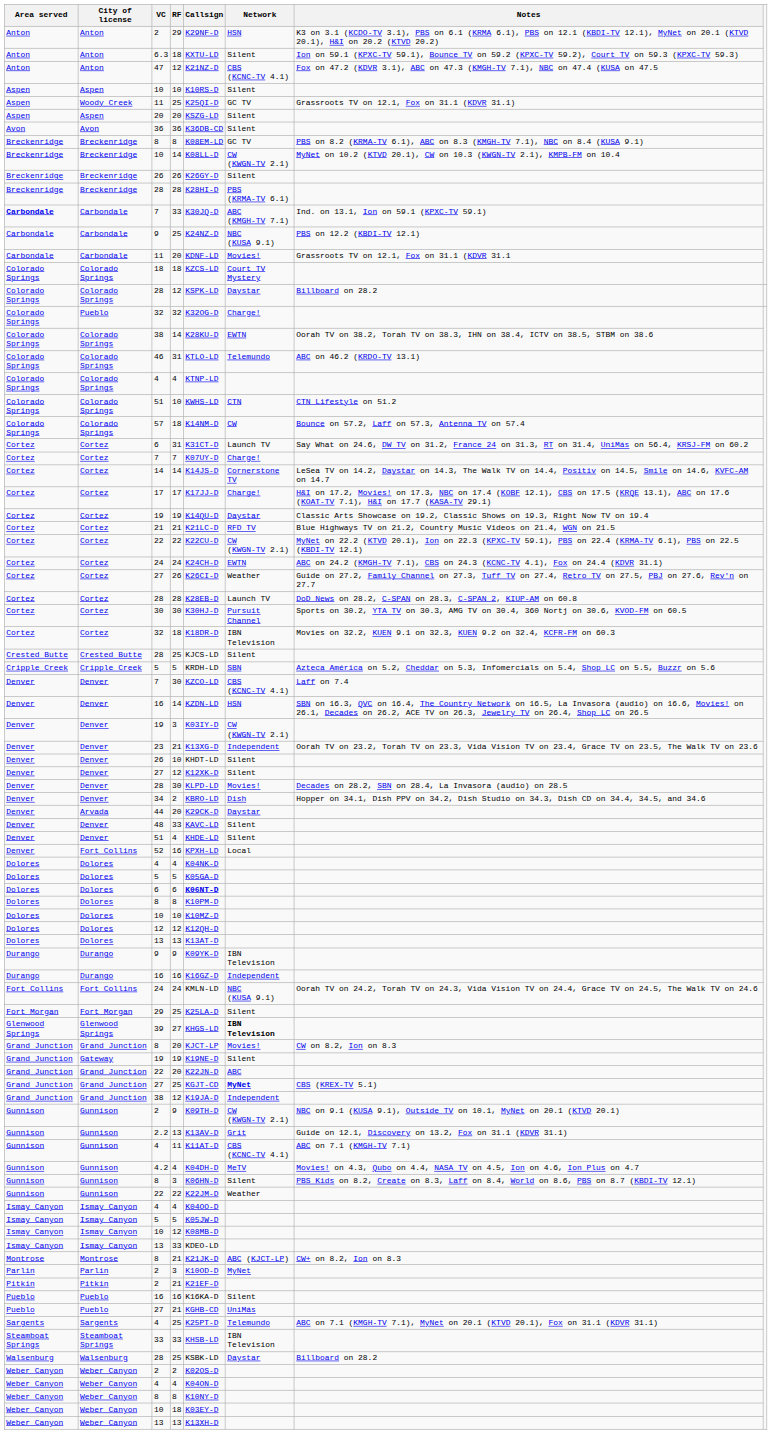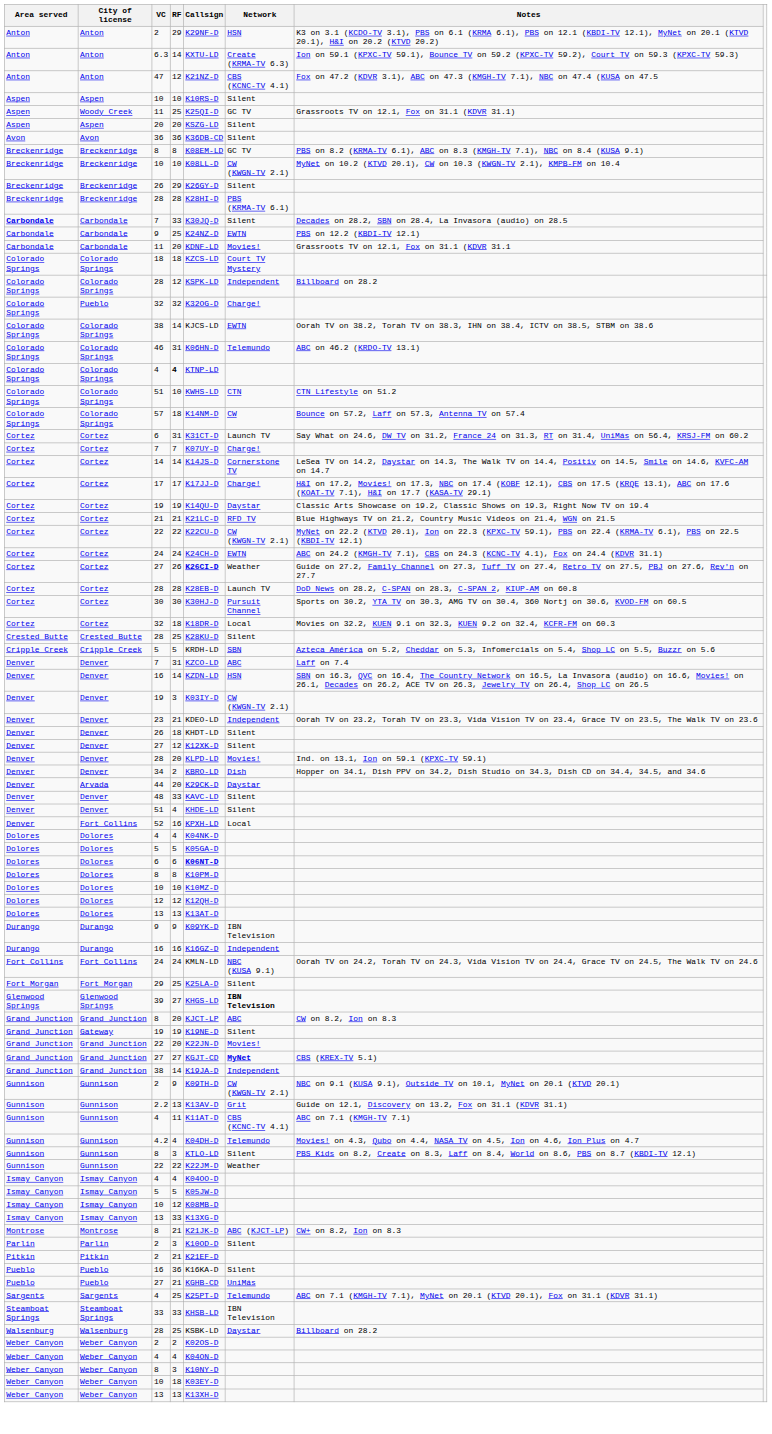(177, 55) 18 -> (177, 55) 14
(241, 55) Silent -> (258, 59) Create (KRMA-TV 6.3)
(177, 155) 14 -> (177, 164) 10
(177, 177) 26 -> (177, 186) 29
(258, 216) ABC (KMGH-TV 7.1) -> (241, 221) Silent
(391, 212) Ind. on 13.1, Ion on 59.1 (KPXC-TV 59.1) -> (432, 221) Decades on 28.2, SBN on 28.4, La Invasora (audio) on 28.5
(251, 238) NBC (KUSA 9.1) -> (237, 234) EWTN
(244, 291) Daystar -> (253, 282) Independent
(202, 335) K28KU-D -> (202, 326) KJCS-LD
(202, 357) KTLO-LD -> (202, 348) K06HN-D
(174, 379) normal -> (174, 370) bold
(202, 576) normal -> (202, 567) bold
(251, 638) IBN Television -> (239, 624) Local
(202, 655) KJCS-LD -> (202, 637) K28KU-D
(177, 681) 30 -> (177, 663) 31
(258, 686) CBS (KCNC-TV 4.1) -> (234, 663) ABC
(202, 747) K13XG-D -> (202, 720) KDEO-LD
(177, 760) 10 -> (177, 733) 18
(177, 786) 30 -> (177, 759) 20
(432, 786) Decades on 28.2, SBN on 28.4, La Invasora (audio) on 28.5 -> (391, 759) Ind. on 13.1, Ion on 59.1 (KPXC-TV 59.1)
(244, 1046) Movies! -> (234, 1019) ABC
(234, 1072) ABC -> (244, 1045) Movies!
(177, 1085) 25 -> (177, 1058) 27
(177, 1098) 12 -> (177, 1070) 14
(237, 1168) MeTV -> (249, 1140) Telemundo
(202, 1181) K06HN-D -> (202, 1153) KTLO-LD
(202, 1245) KDEO-LD -> (202, 1218) K13XG-D
(239, 1271) MyNet -> (241, 1244) Silent
(177, 1297) 16 -> (177, 1270) 36
(174, 1397) 8 -> (174, 1369) 3
